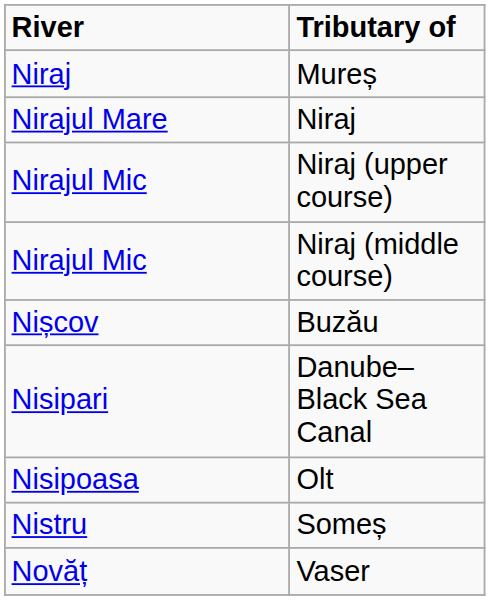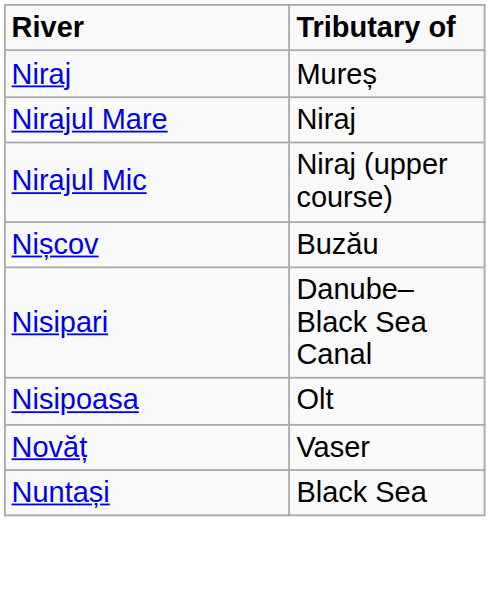- row: (378, 260)
- row: (341, 525)
+ row: (362, 492)
